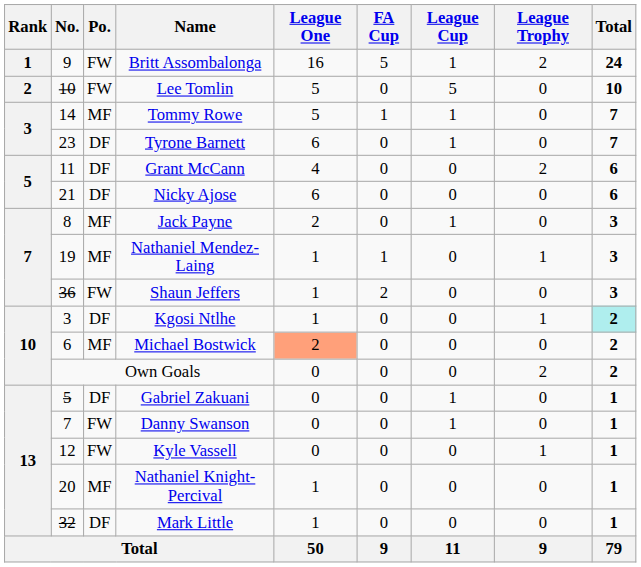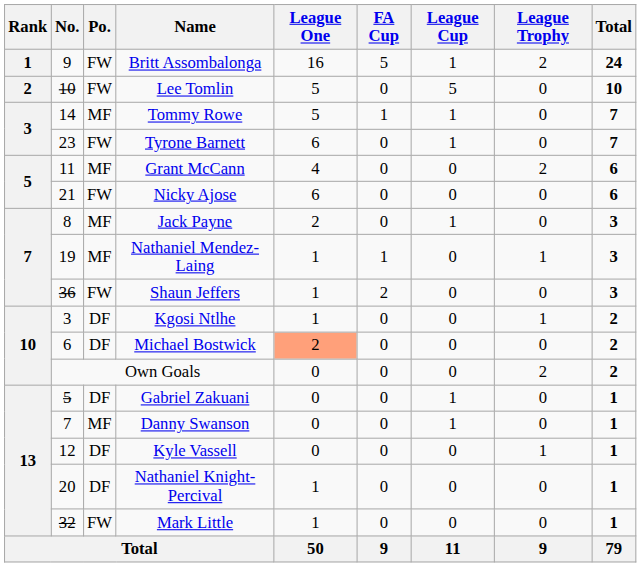(100, 141) DF -> (100, 141) FW
(100, 168) DF -> (100, 168) MF
(100, 194) DF -> (100, 194) FW
(614, 319) paleturquoise background -> (614, 319) no background
(100, 345) MF -> (100, 345) DF
(100, 424) FW -> (100, 424) MF
(100, 450) FW -> (100, 450) DF
(100, 486) MF -> (100, 486) DF
(100, 522) DF -> (100, 522) FW
